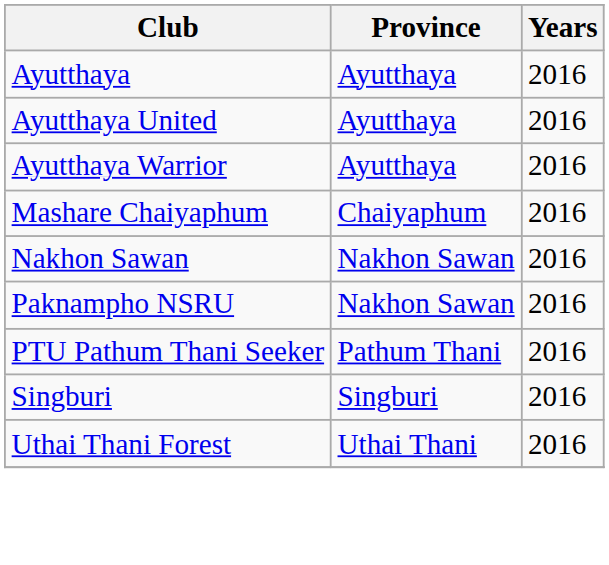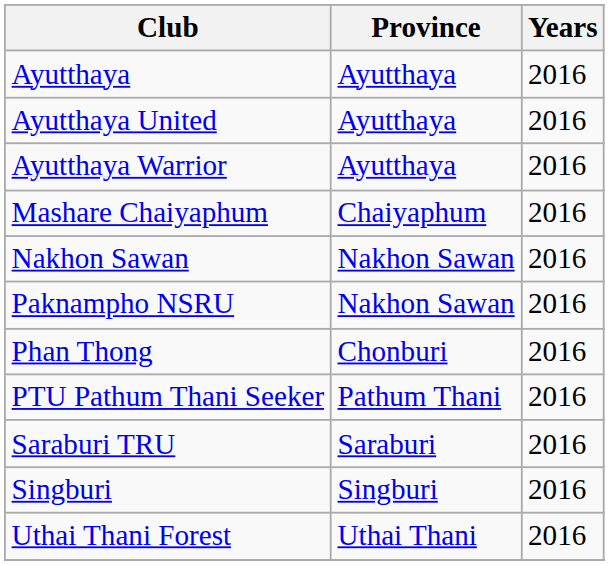+ row: (82, 350)
+ row: (93, 443)
